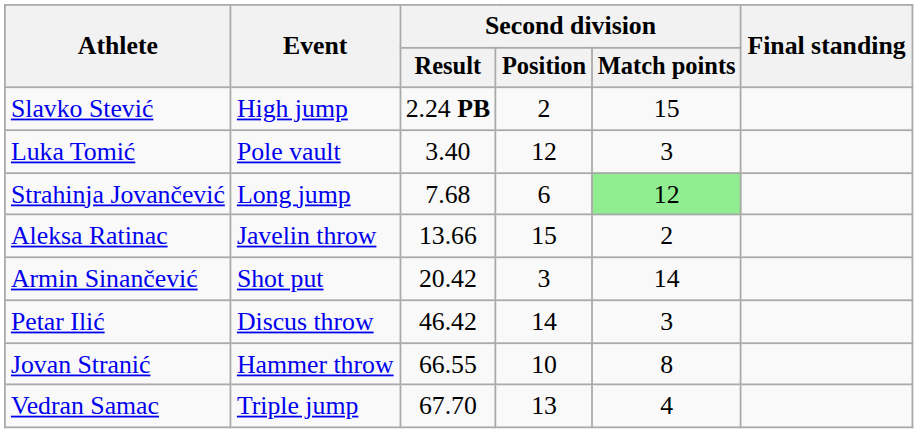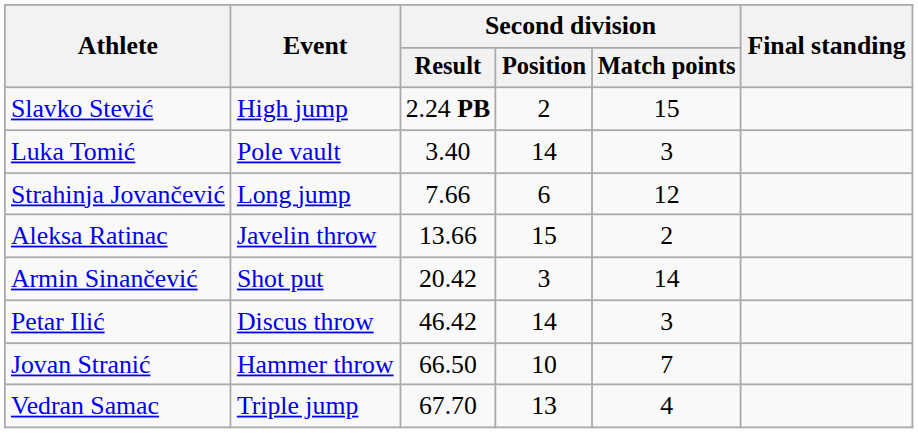(544, 151) 12 -> (544, 151) 14
(448, 193) 7.68 -> (448, 193) 7.66
(667, 193) lightgreen background -> (667, 193) no background
(448, 363) 66.55 -> (448, 363) 66.50
(667, 363) 8 -> (667, 363) 7
